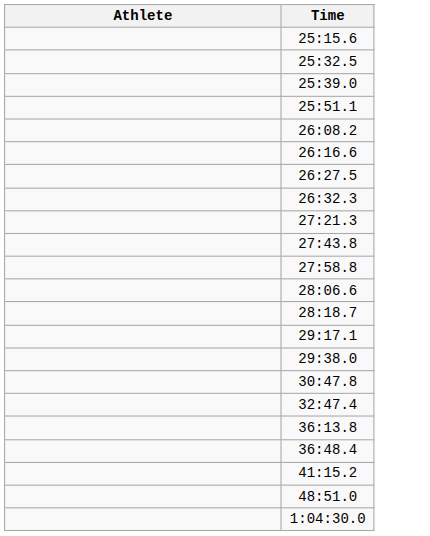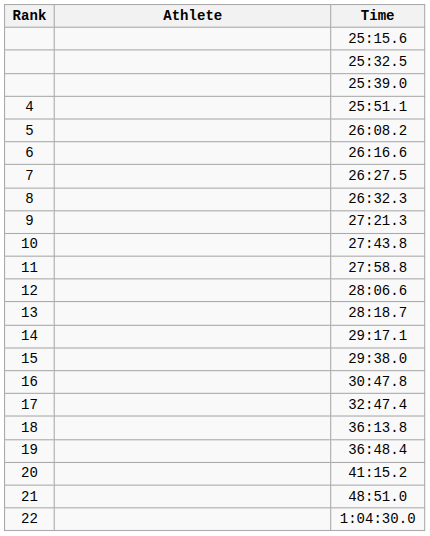+ column: (29, 16)
